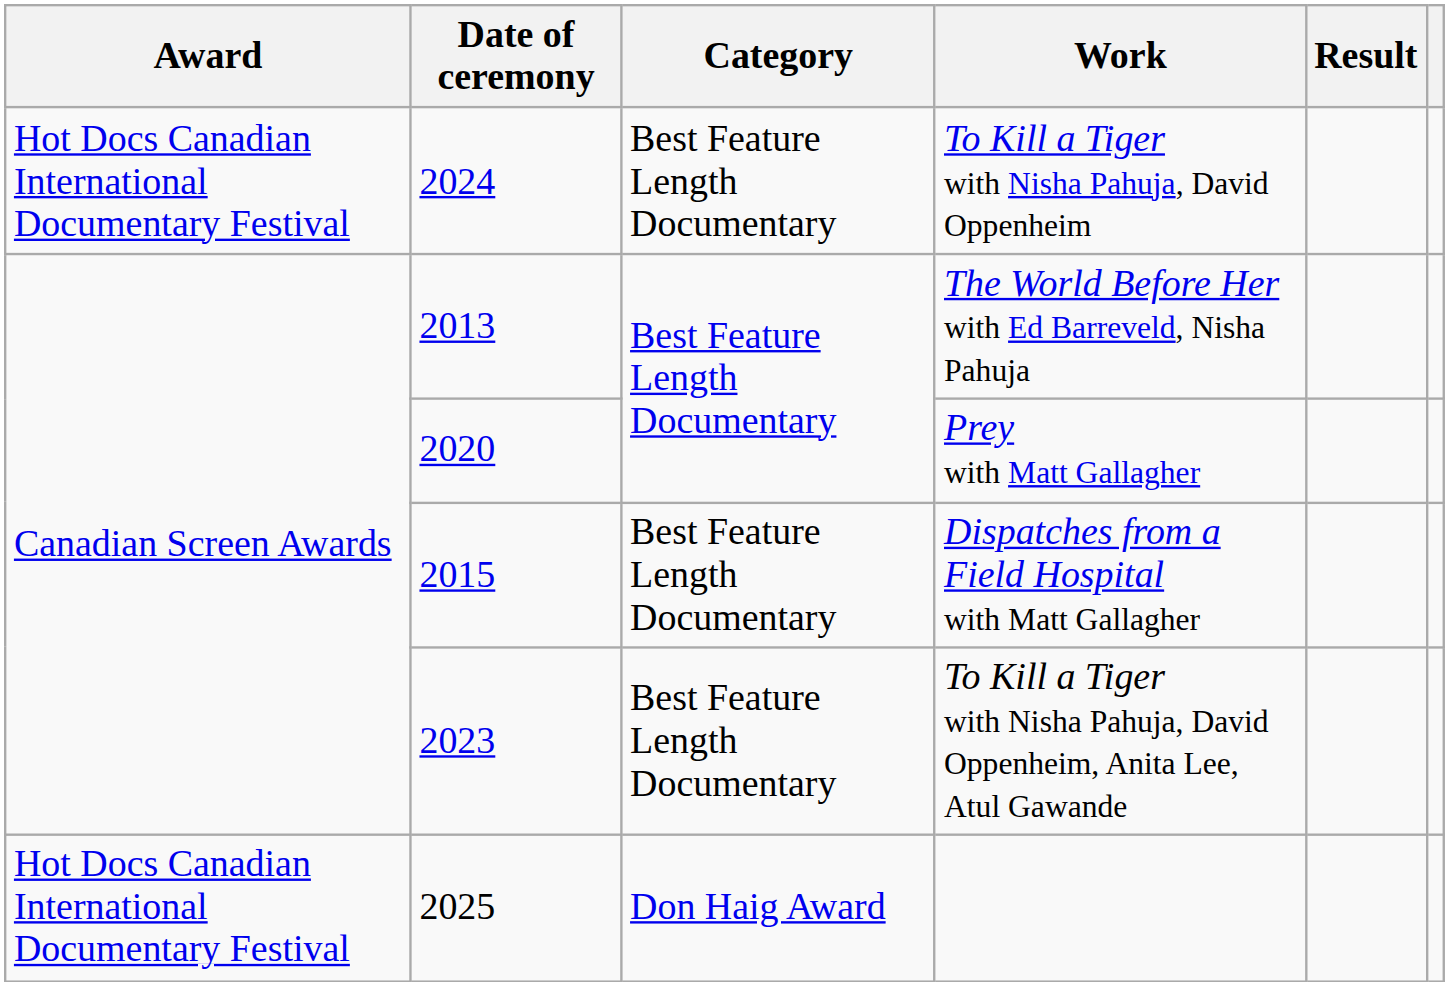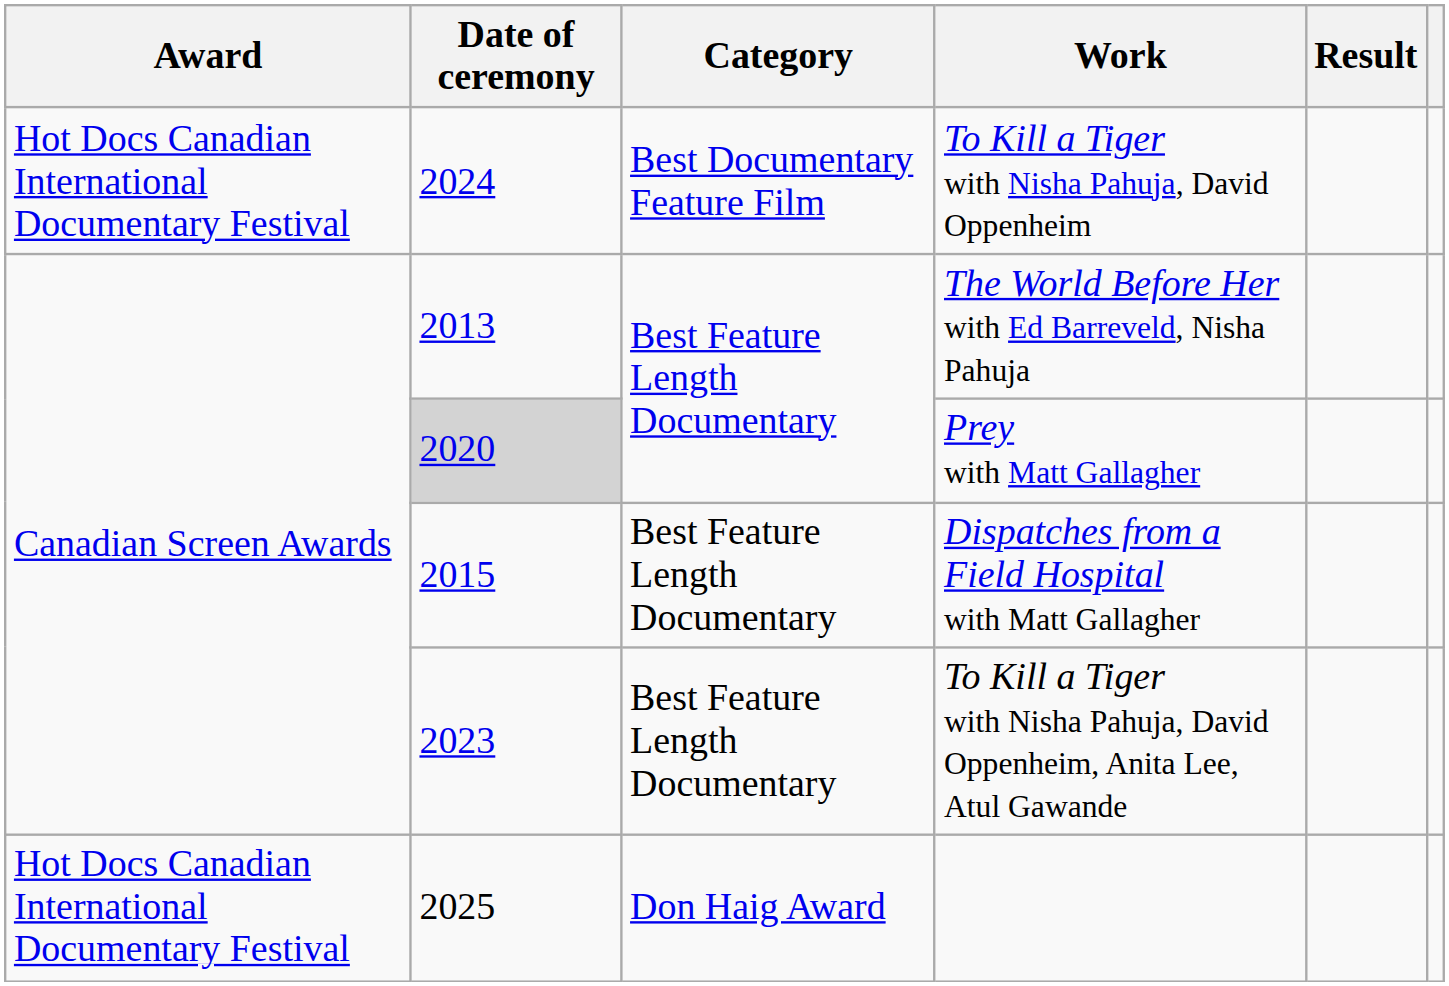(733, 180) Best Feature Length Documentary -> (772, 180) Best Documentary Feature Film
(457, 449) no background -> (457, 449) lightgrey background
